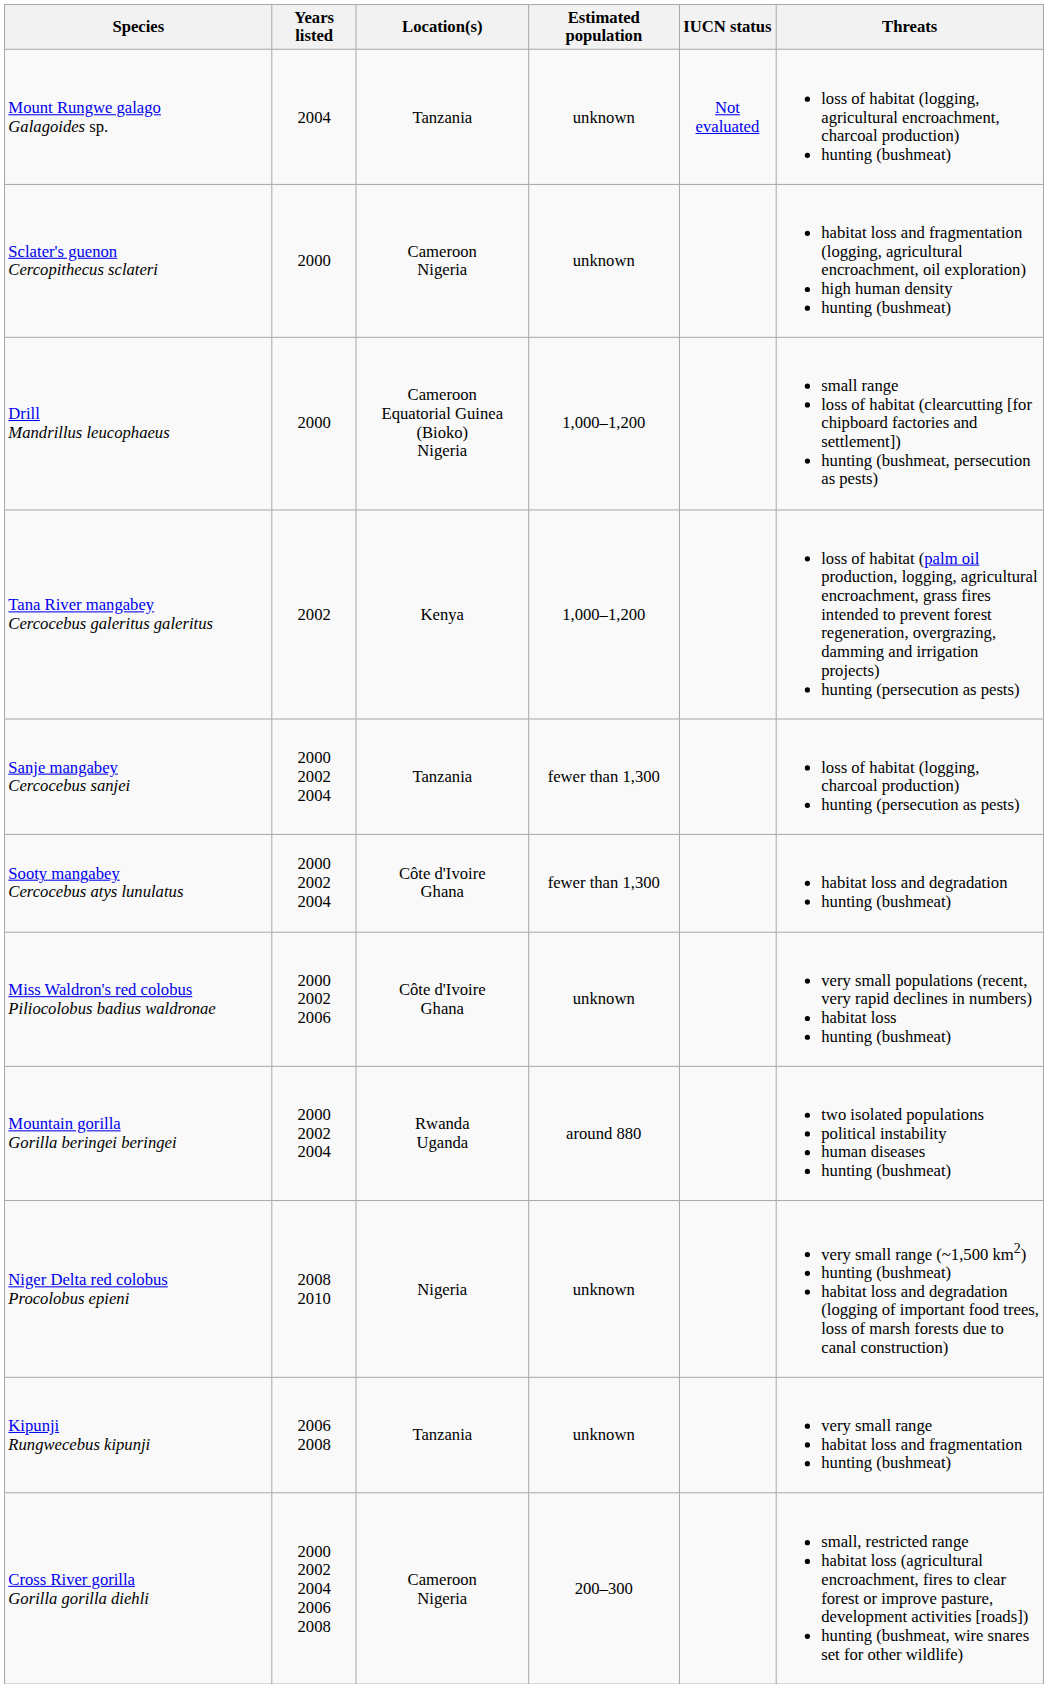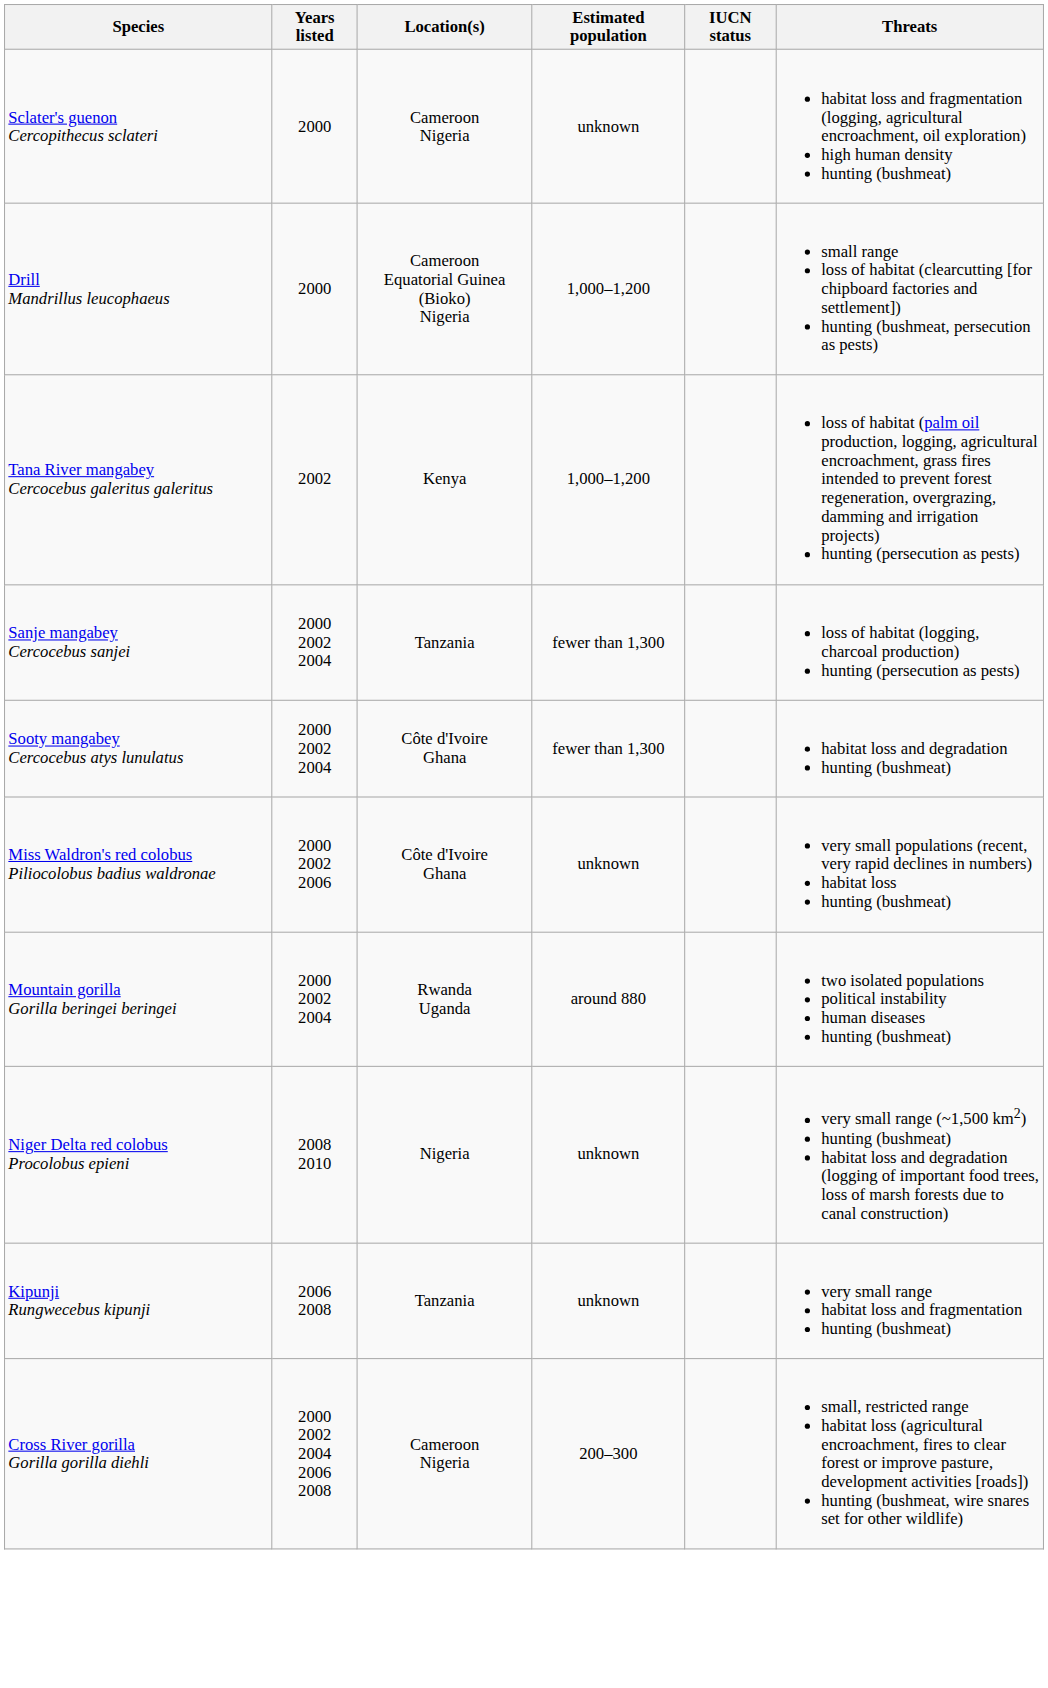- row: (85, 116)
